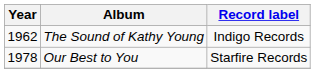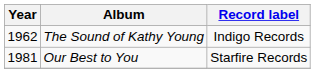(22, 57) 1978 -> (22, 57) 1981
